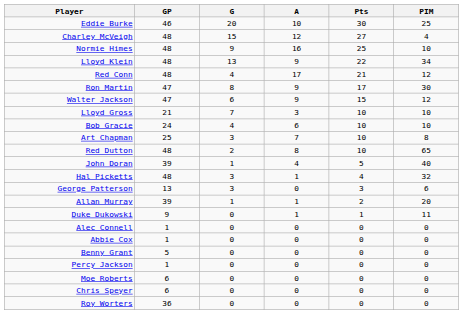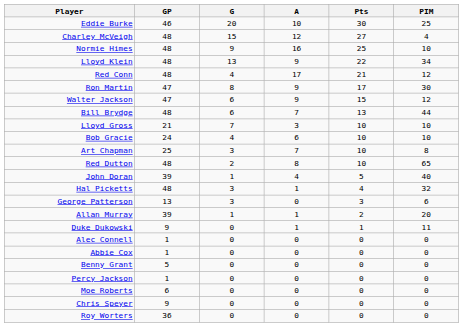+ row: (107, 112)
(167, 290) 6 -> (167, 303) 9
